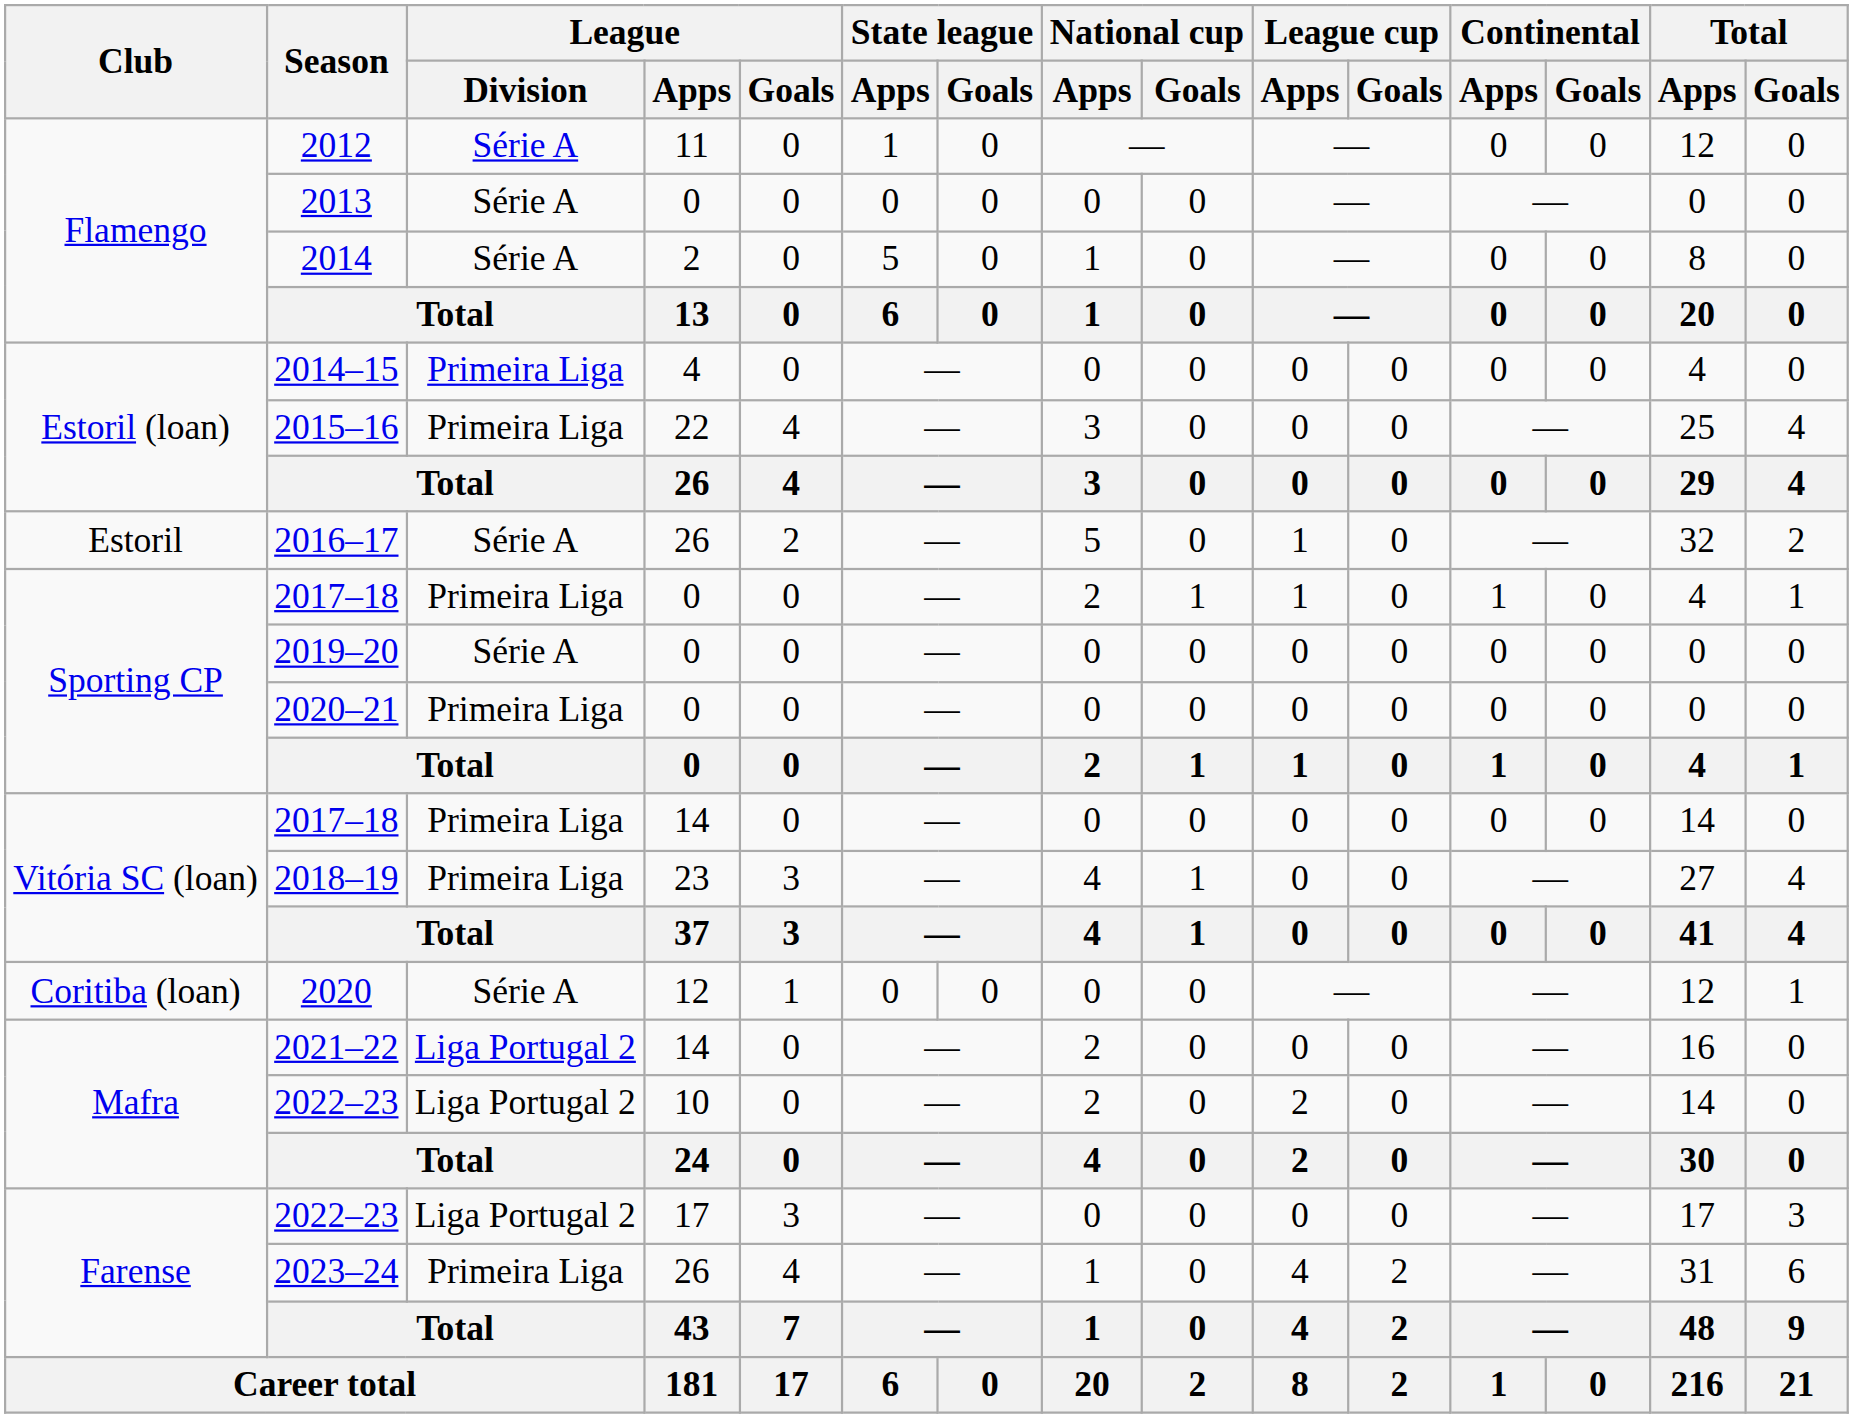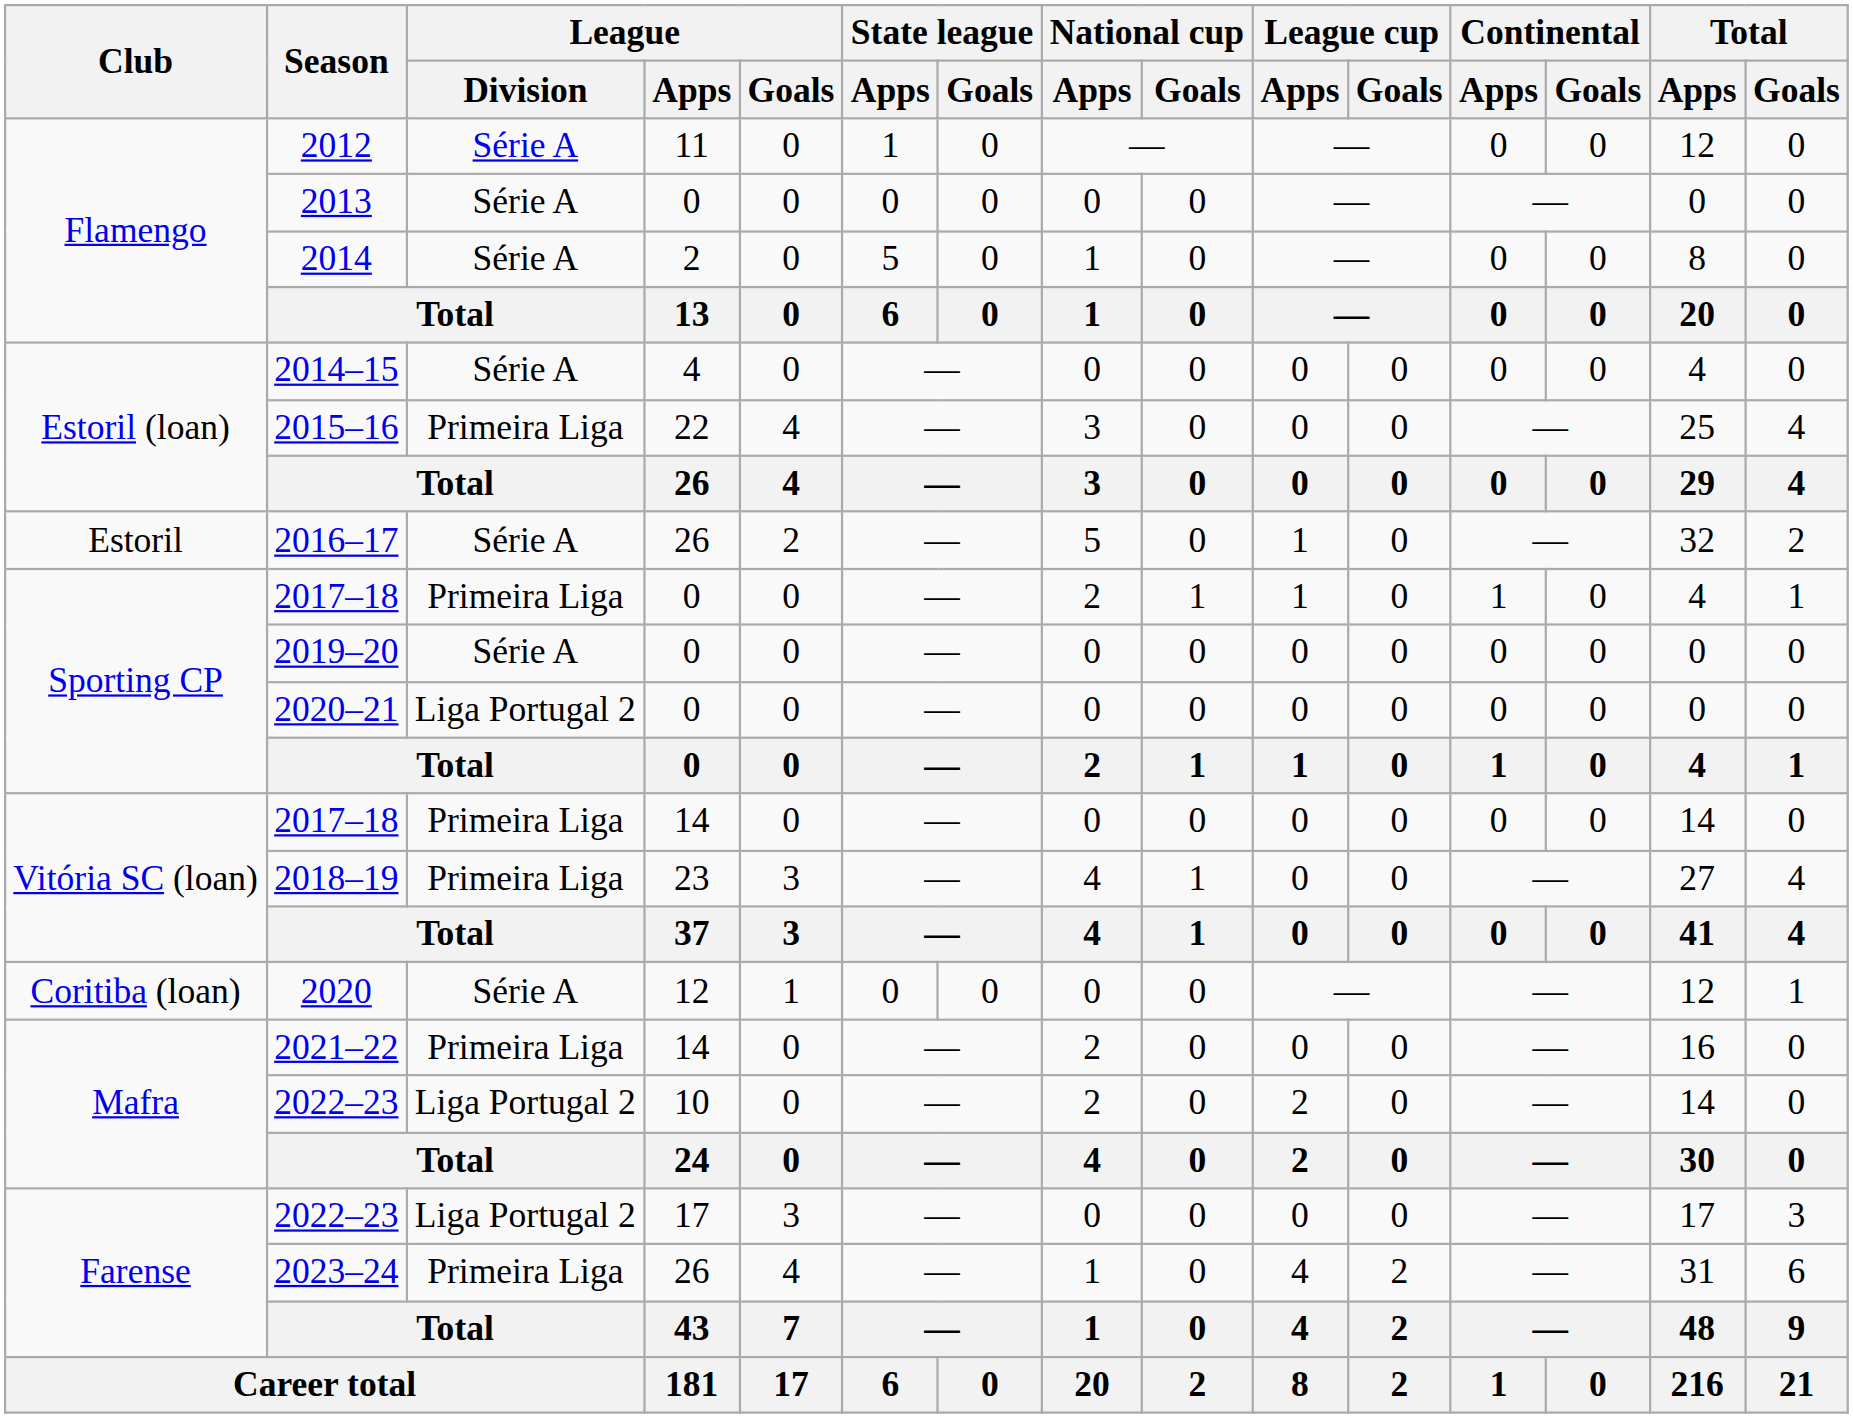(525, 370) Primeira Liga -> (525, 370) Série A
(525, 708) Primeira Liga -> (525, 708) Liga Portugal 2
(525, 1046) Liga Portugal 2 -> (525, 1046) Primeira Liga
